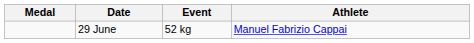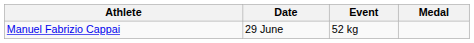columns swapped: (40, 13) <-> (350, 13)
